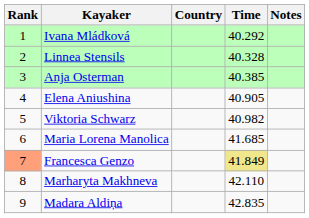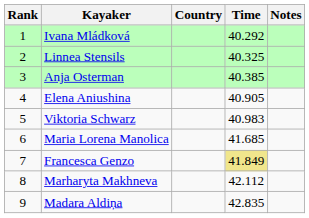(246, 56) 40.328 -> (246, 56) 40.325
(246, 118) 40.982 -> (246, 118) 40.983
(23, 160) lightsalmon background -> (23, 160) no background
(246, 181) 42.110 -> (246, 181) 42.112
